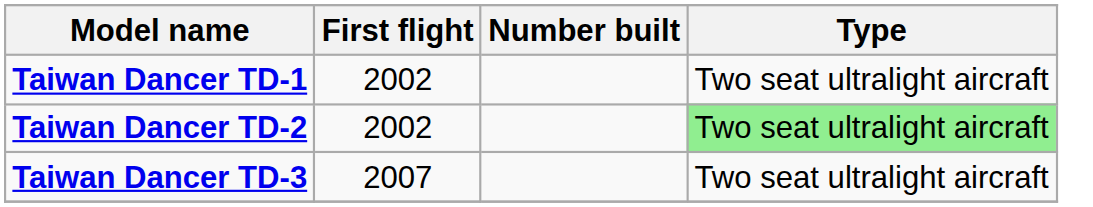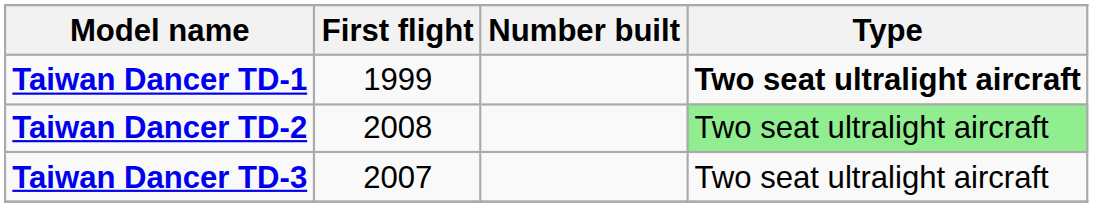(398, 79) 2002 -> (398, 79) 1999
(872, 79) normal -> (888, 79) bold
(398, 128) 2002 -> (398, 128) 2008
